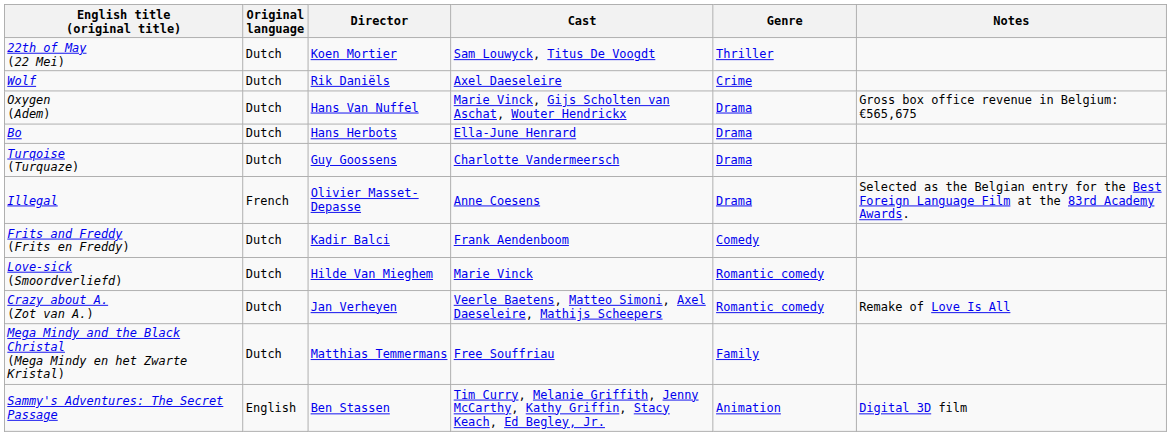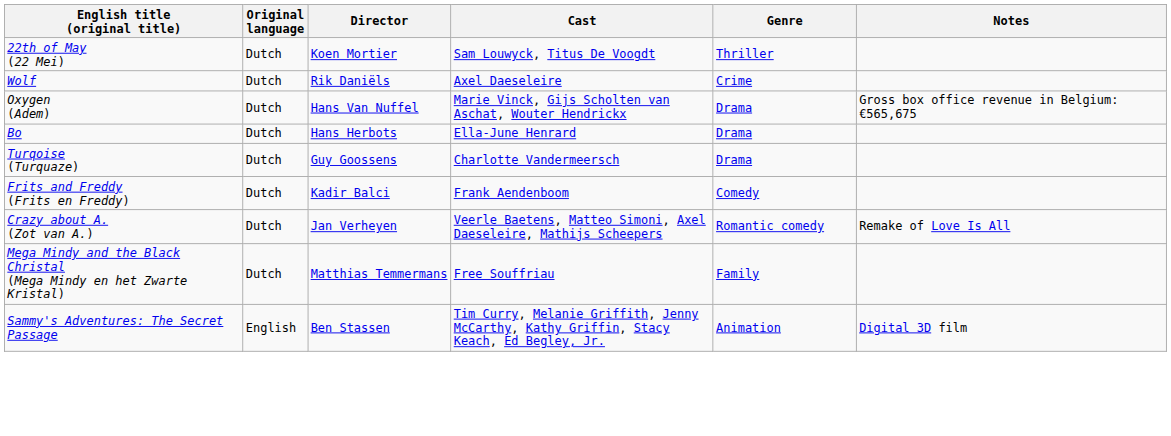- row: (33, 200)
- row: (65, 274)
